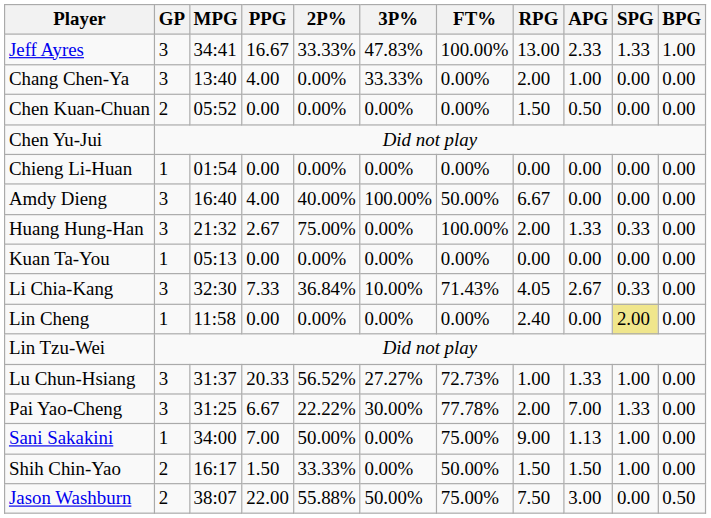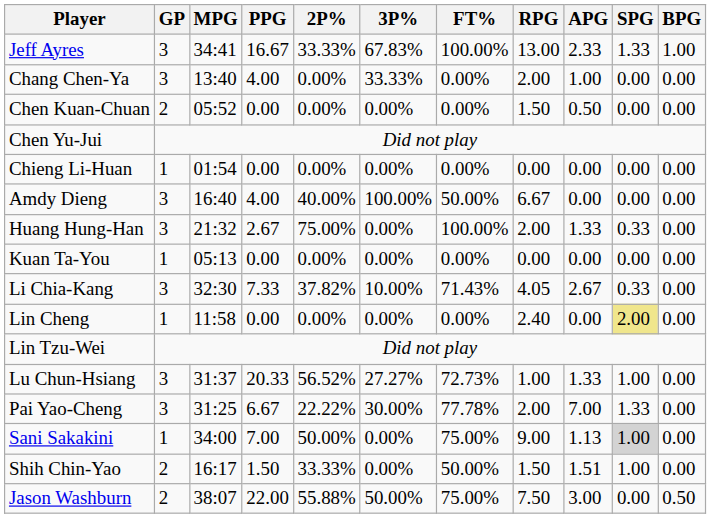(394, 49) 47.83% -> (394, 49) 67.83%
(327, 288) 36.84% -> (327, 288) 37.82%
(633, 438) no background -> (633, 438) lightgrey background
(585, 468) 1.50 -> (585, 468) 1.51
